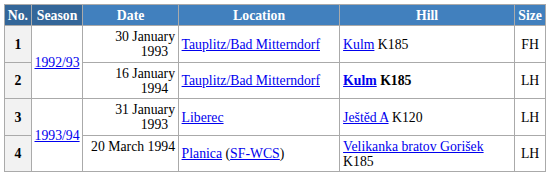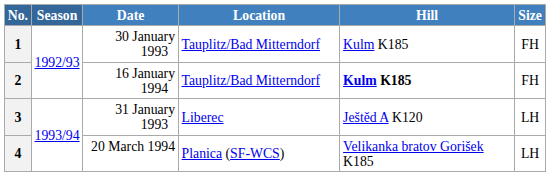(530, 80) LH -> (530, 80) FH
